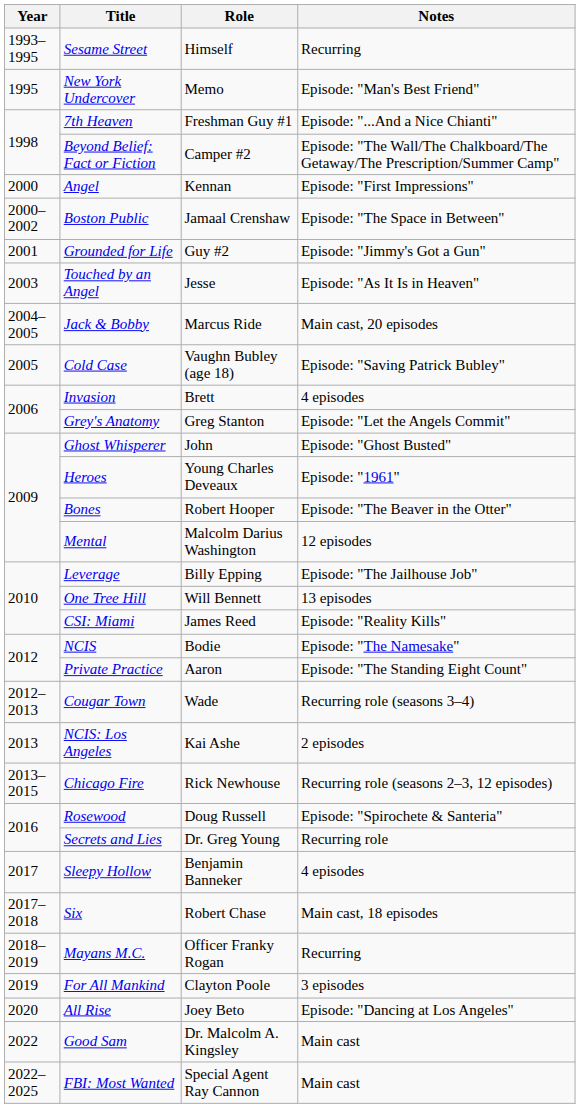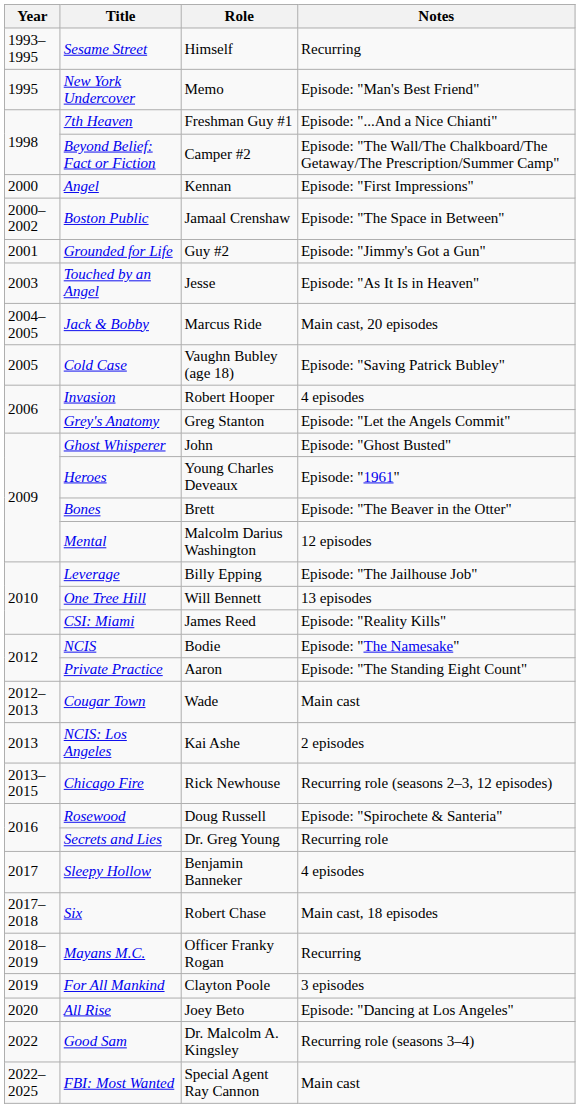(199, 397) Brett -> (229, 397) Robert Hooper
(229, 509) Robert Hooper -> (199, 509) Brett
(388, 701) Recurring role (seasons 3–4) -> (330, 701) Main cast
(330, 1041) Main cast -> (388, 1041) Recurring role (seasons 3–4)
